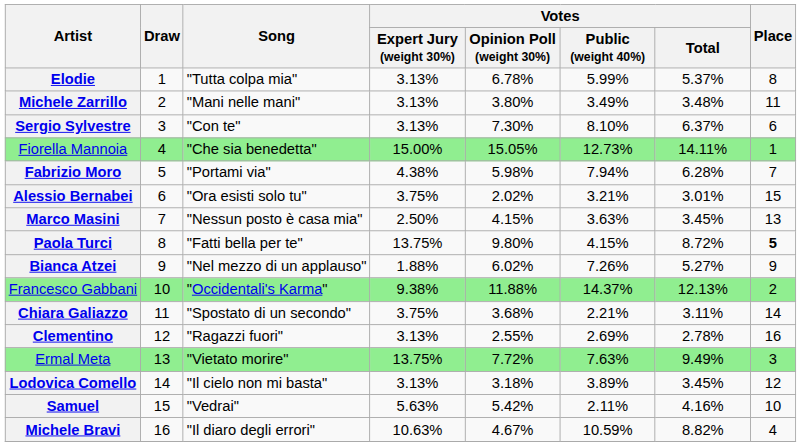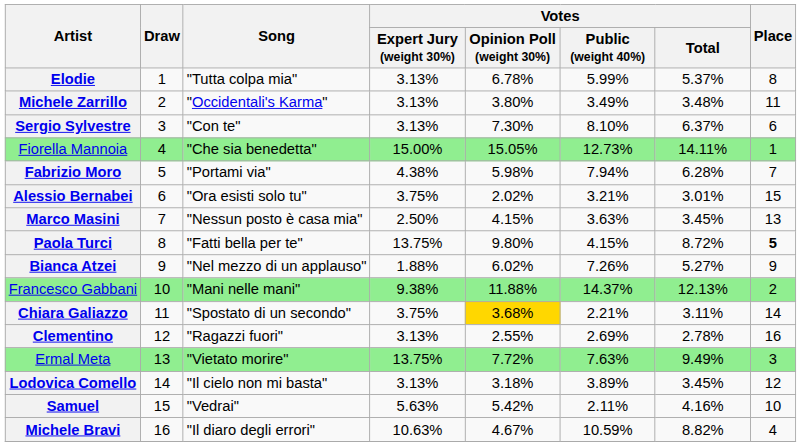(243, 102) "Mani nelle mani" -> (257, 102) "Occidentali's Karma"
(257, 289) "Occidentali's Karma" -> (243, 289) "Mani nelle mani"
(513, 312) no background -> (513, 312) gold background
